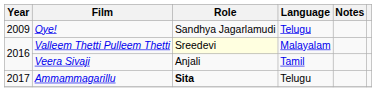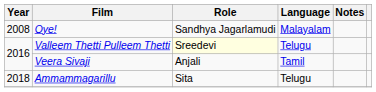(18, 29) 2009 -> (18, 29) 2008
(296, 29) Telugu -> (305, 29) Malayalam
(305, 45) Malayalam -> (296, 45) Telugu
(18, 78) 2017 -> (18, 78) 2018
(184, 78) bold -> (184, 78) normal
